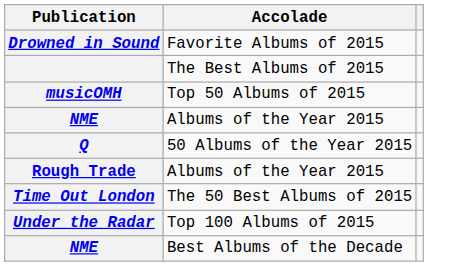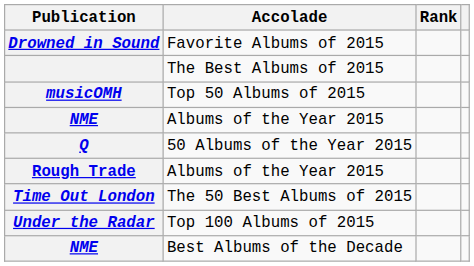+ column: (439, 17)
